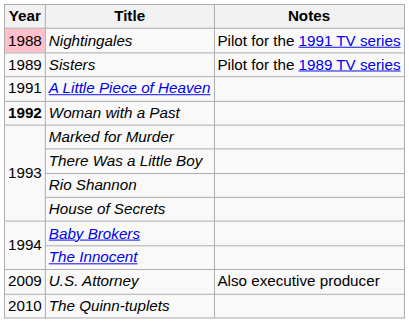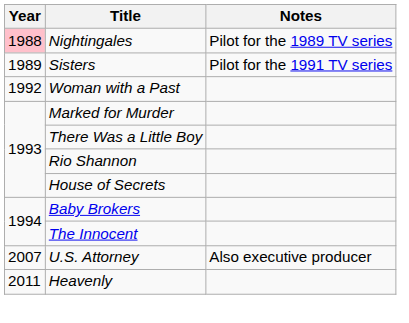(309, 40) Pilot for the 1991 TV series -> (301, 40) Pilot for the 1989 TV series
(309, 64) Pilot for the 1989 TV series -> (301, 64) Pilot for the 1991 TV series
- row: (130, 88)
(25, 112) bold -> (25, 88) normal
(25, 281) 2009 -> (25, 257) 2007
- row: (109, 305)
+ row: (80, 281)
